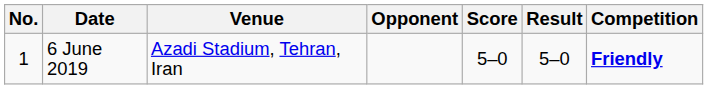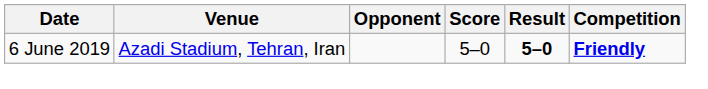- column: (24, 19)
(554, 58) normal -> (537, 48) bold
